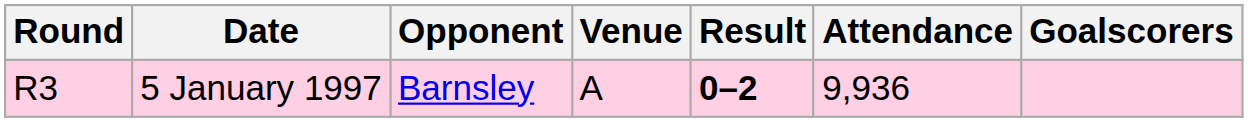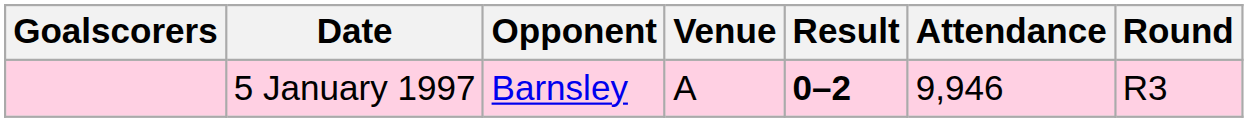columns swapped: (69, 32) <-> (1131, 32)
(866, 87) 9,936 -> (960, 87) 9,946
